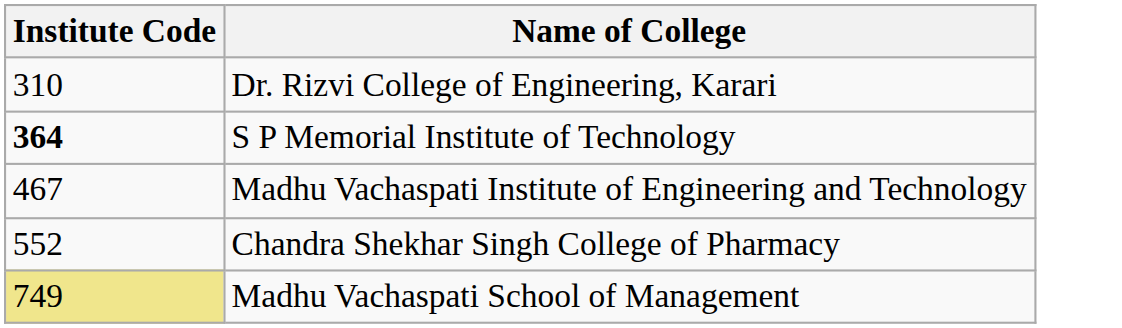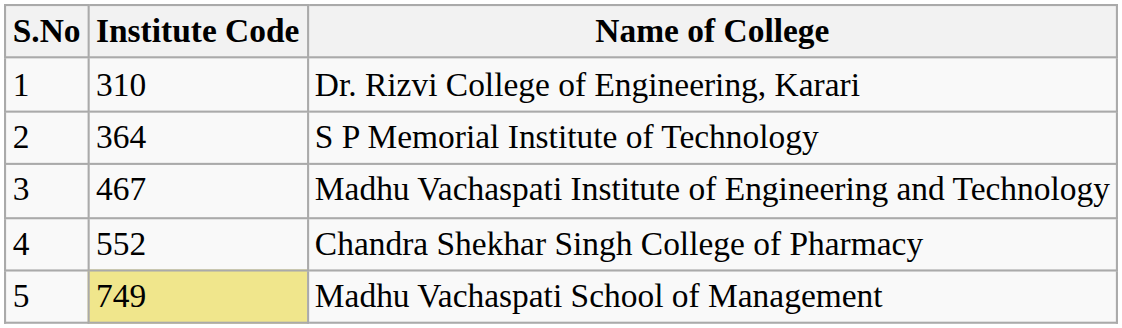+ column: (47, 31)
(38, 137) bold -> (121, 137) normal
